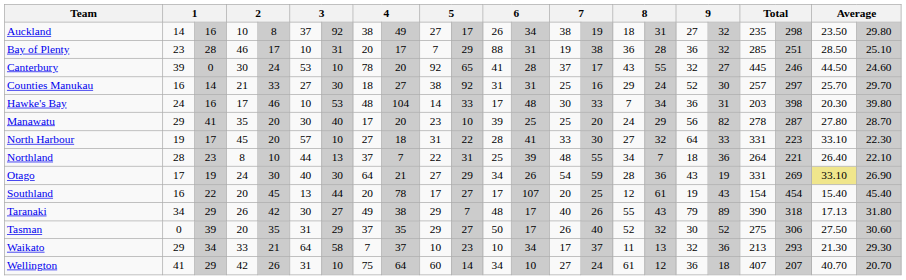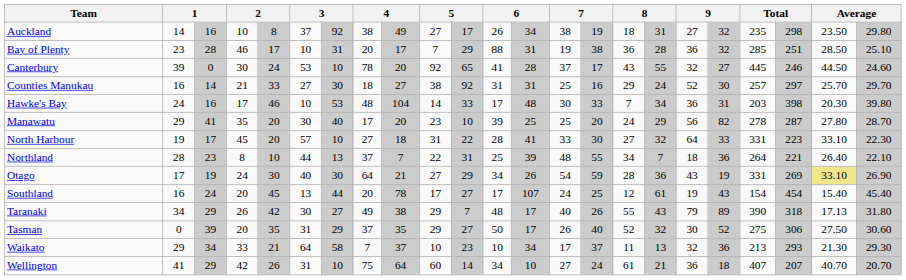(210, 193) 22 -> (210, 193) 24
(565, 193) 20 -> (565, 193) 24
(660, 265) 12 -> (660, 265) 21
